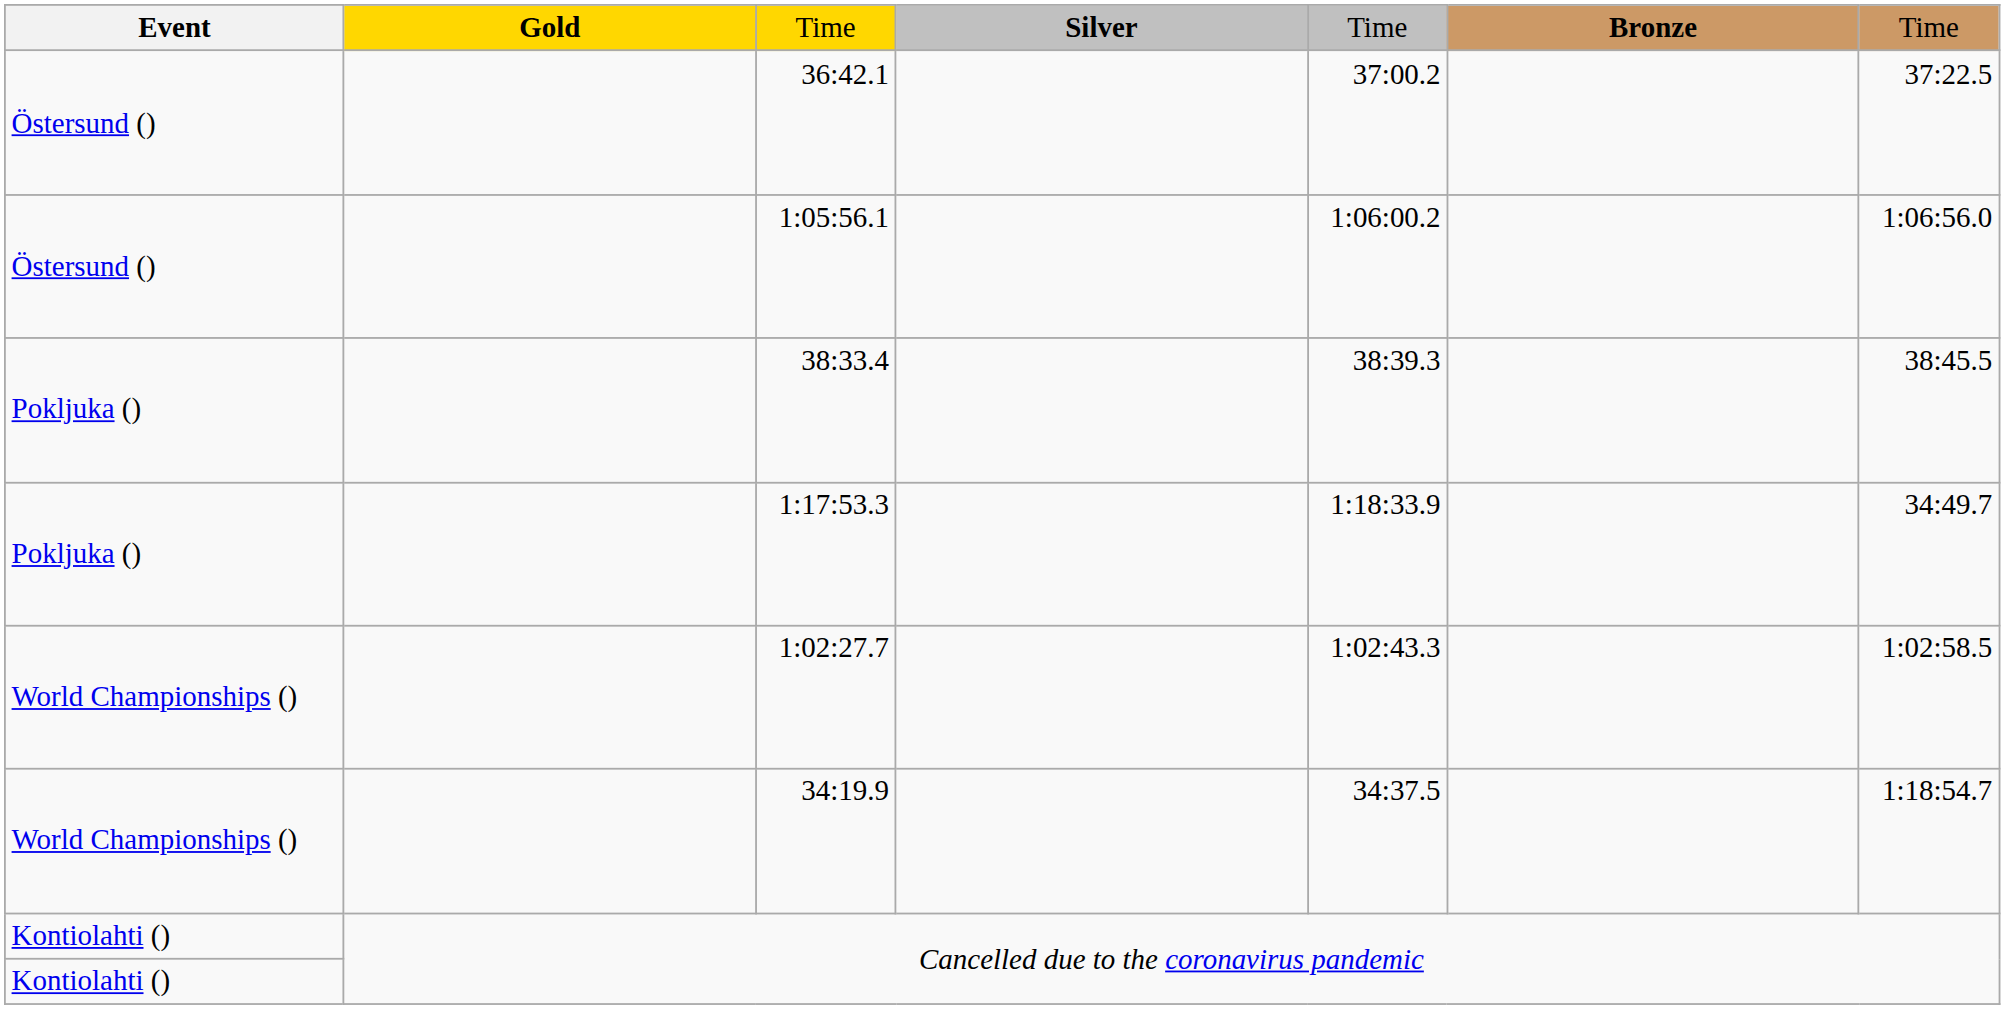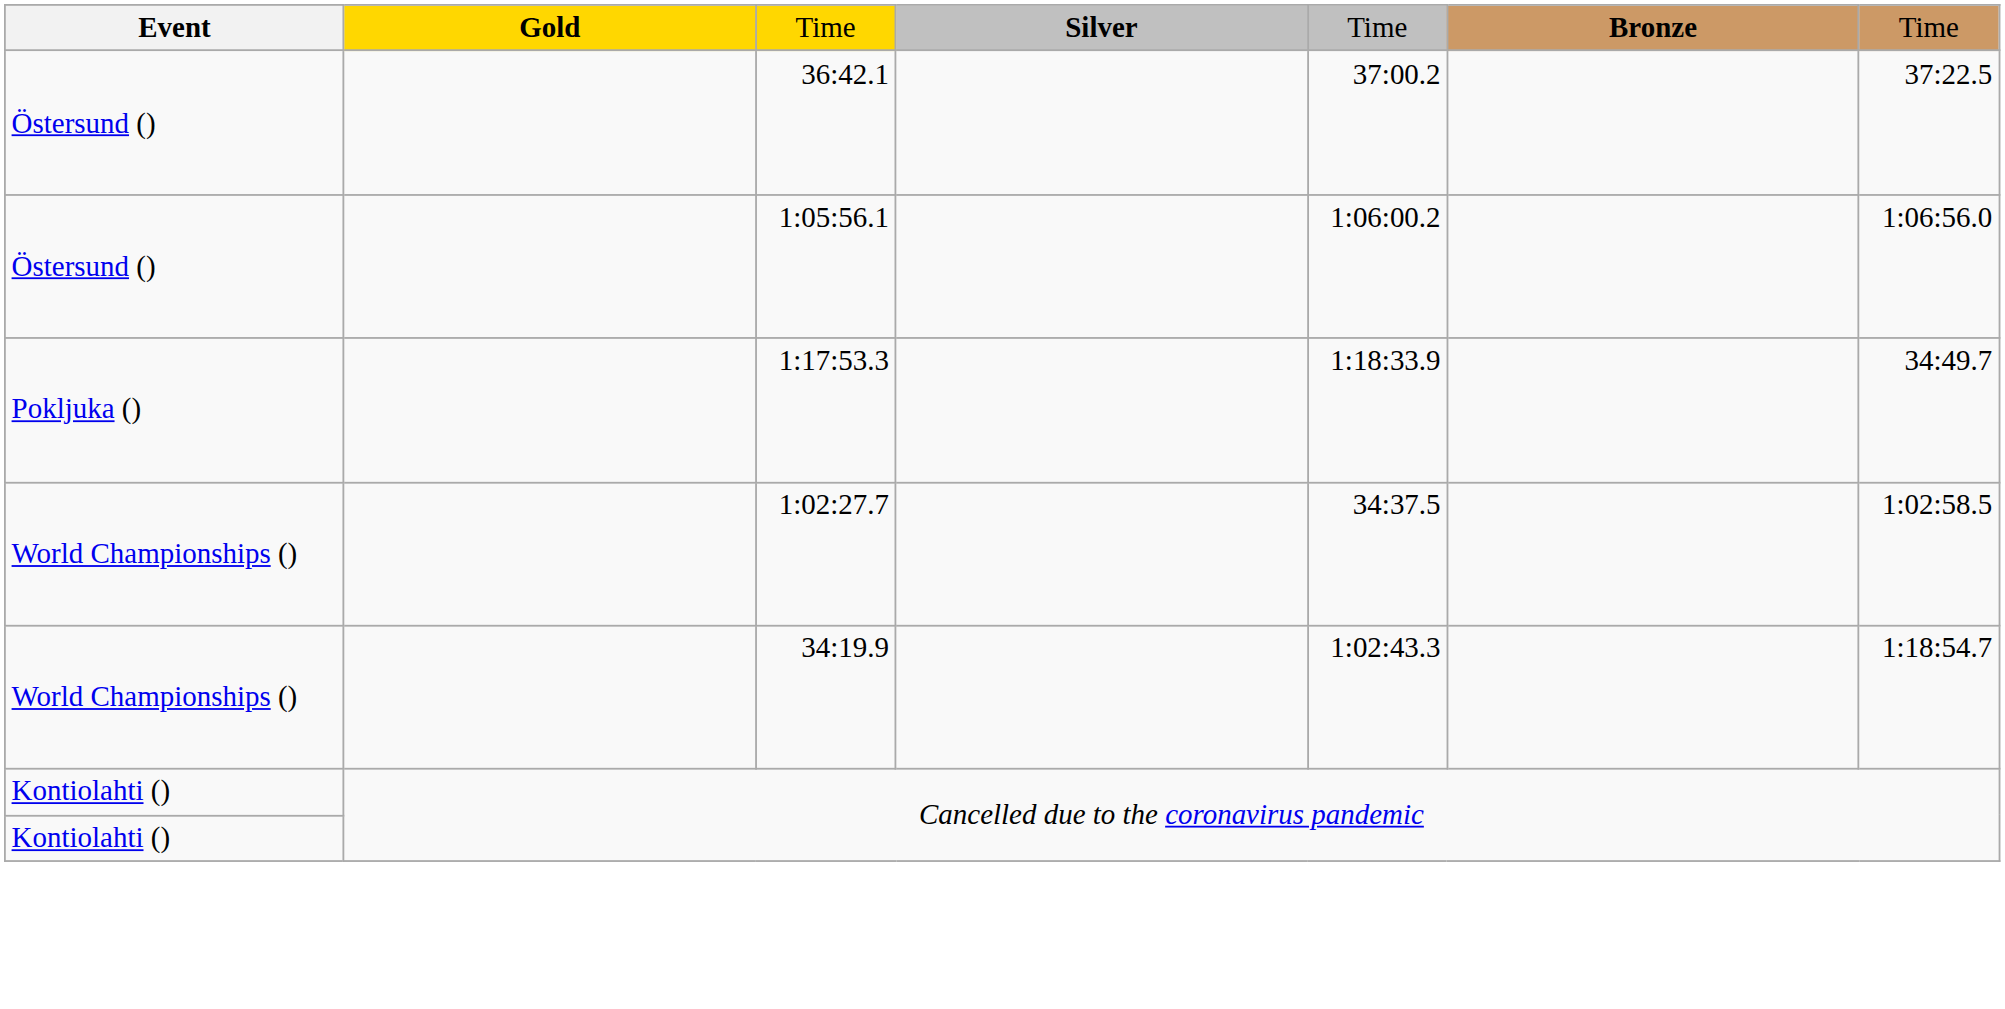- row: (76, 409)
(1385, 648) 1:02:43.3 -> (1397, 504) 34:37.5
(1397, 791) 34:37.5 -> (1385, 648) 1:02:43.3
